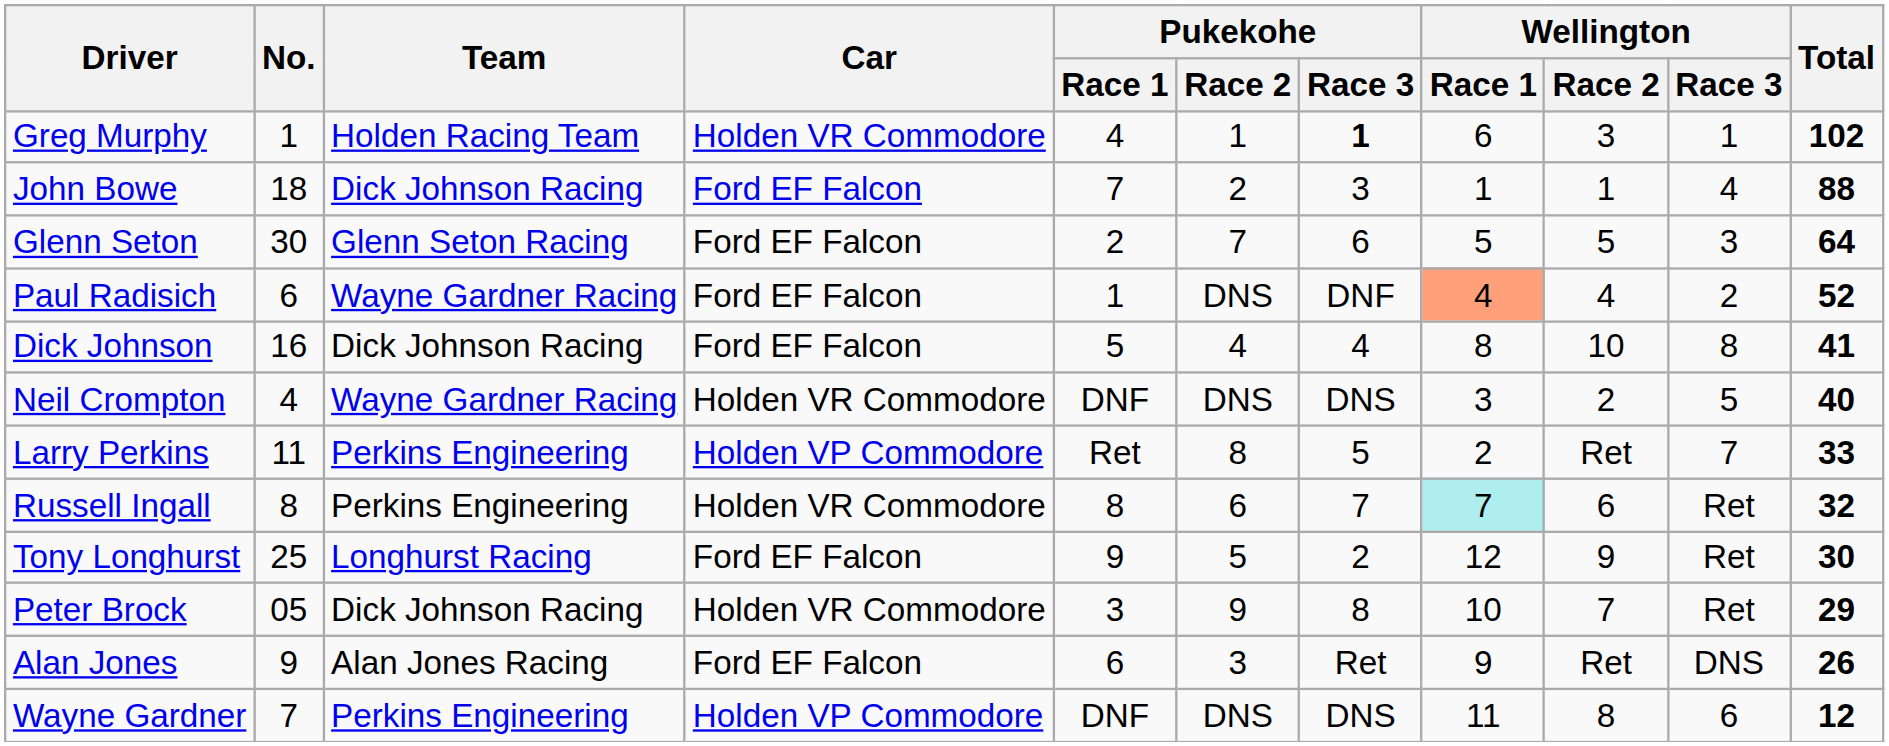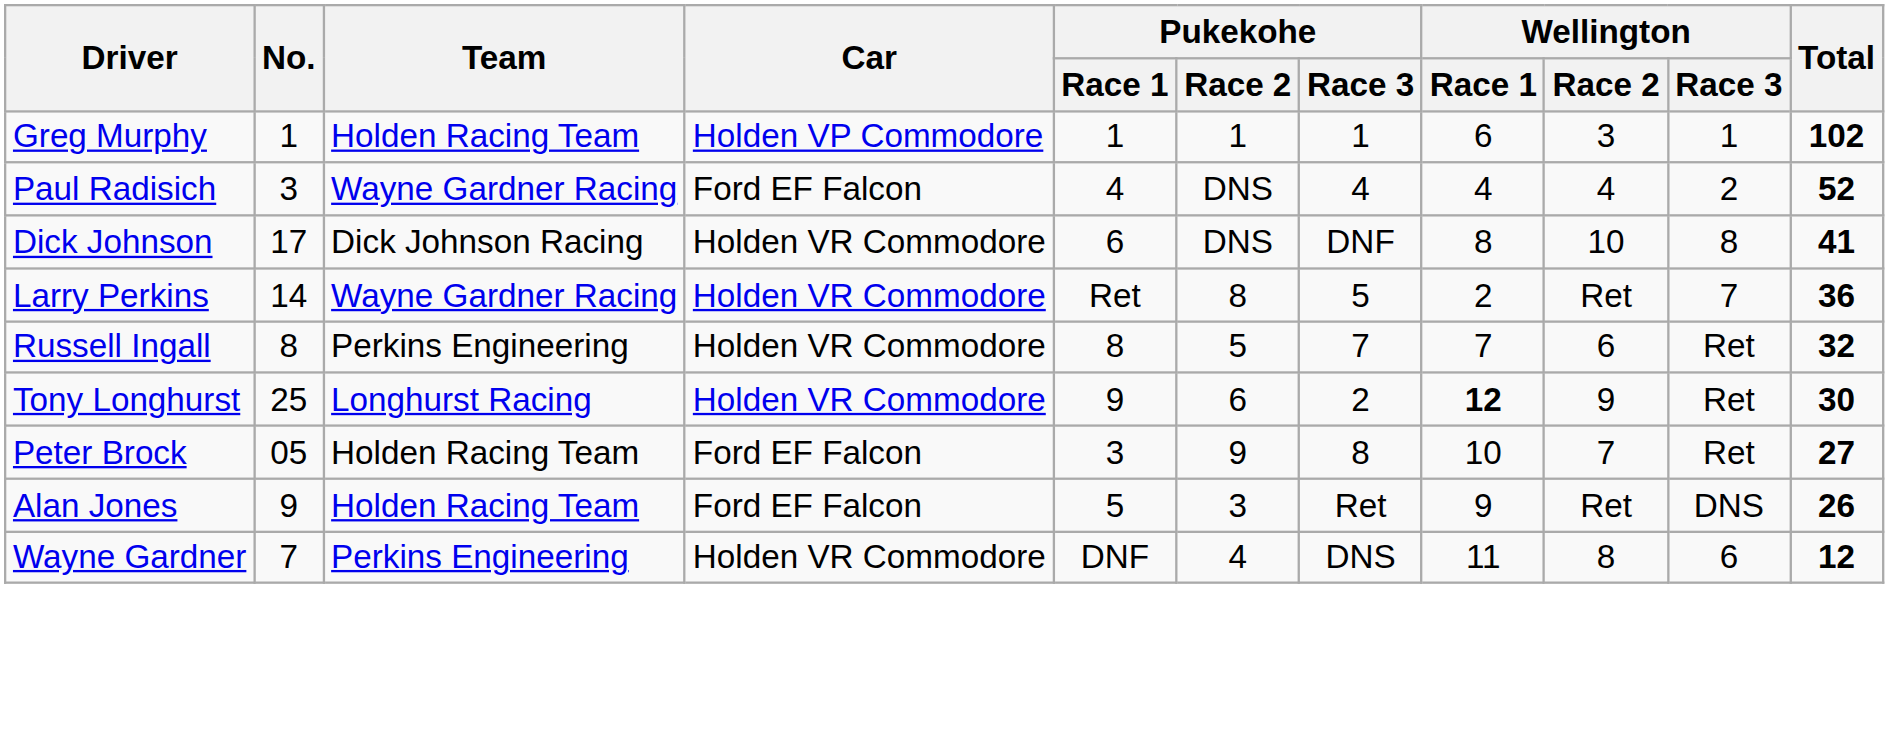(869, 137) Holden VR Commodore -> (868, 137) Holden VP Commodore
(1115, 137) 4 -> (1115, 137) 1
(1361, 137) bold -> (1361, 137) normal
- row: (95, 189)
- row: (105, 242)
(289, 295) 6 -> (289, 189) 3
(1115, 295) 1 -> (1115, 189) 4
(1361, 295) DNF -> (1361, 189) 4
(1483, 295) lightsalmon background -> (1483, 189) no background
(289, 347) 16 -> (289, 242) 17
(807, 347) Ford EF Falcon -> (869, 242) Holden VR Commodore
(1115, 347) 5 -> (1115, 242) 6
(1238, 347) 4 -> (1238, 242) DNS
(1361, 347) 4 -> (1361, 242) DNF
- row: (119, 400)
(289, 452) 11 -> (289, 295) 14
(480, 452) Perkins Engineering -> (504, 295) Wayne Gardner Racing
(868, 452) Holden VP Commodore -> (869, 295) Holden VR Commodore
(1837, 452) 33 -> (1837, 295) 36
(1238, 505) 6 -> (1238, 347) 5
(1483, 505) paleturquoise background -> (1483, 347) no background
(807, 557) Ford EF Falcon -> (869, 400) Holden VR Commodore
(1238, 557) 5 -> (1238, 400) 6
(1483, 557) normal -> (1483, 400) bold
(487, 610) Dick Johnson Racing -> (485, 452) Holden Racing Team
(869, 610) Holden VR Commodore -> (807, 452) Ford EF Falcon
(1837, 610) 29 -> (1837, 452) 27
(470, 662) Alan Jones Racing -> (485, 505) Holden Racing Team
(1115, 662) 6 -> (1115, 505) 5
(868, 715) Holden VP Commodore -> (869, 557) Holden VR Commodore
(1238, 715) DNS -> (1238, 557) 4
